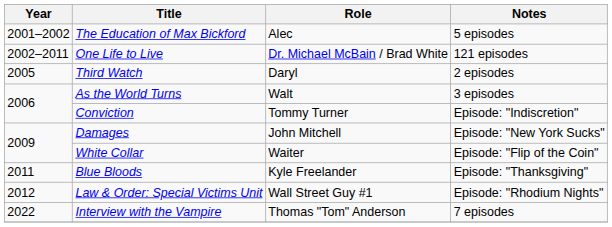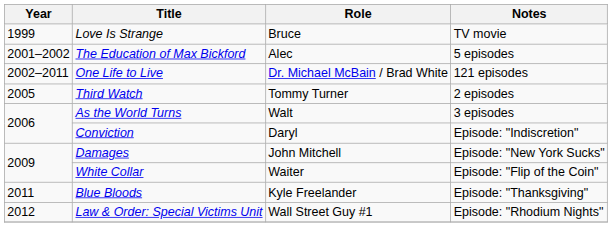+ row: (119, 34)
(283, 73) Daryl -> (308, 93) Tommy Turner
(308, 113) Tommy Turner -> (283, 133) Daryl
- row: (148, 212)
